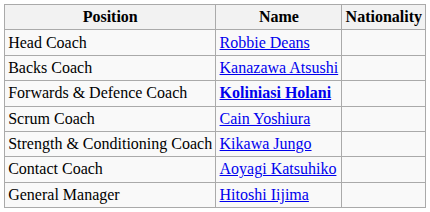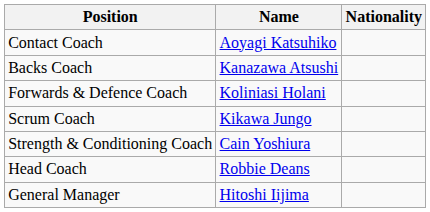rows swapped: (48, 42) <-> (56, 169)
(275, 93) bold -> (273, 93) normal
(265, 118) Cain Yoshiura -> (266, 118) Kikawa Jungo
(266, 144) Kikawa Jungo -> (265, 144) Cain Yoshiura
